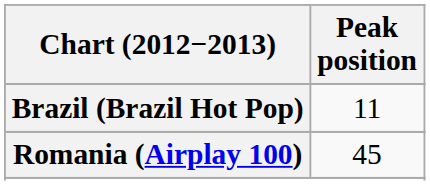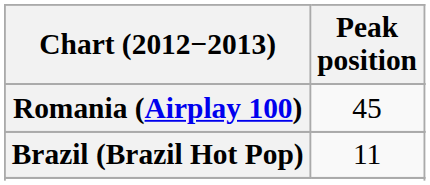rows swapped: (158, 107) <-> (158, 154)
